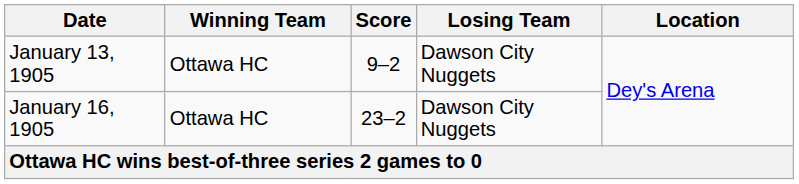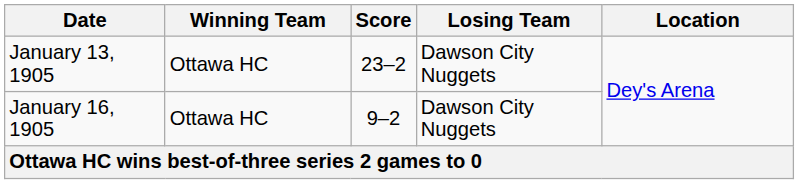(383, 63) 9–2 -> (383, 63) 23–2
(383, 118) 23–2 -> (383, 118) 9–2
